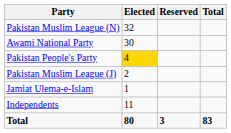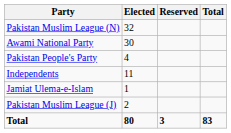(127, 58) gold background -> (127, 58) no background
rows swapped: (61, 74) <-> (33, 105)
